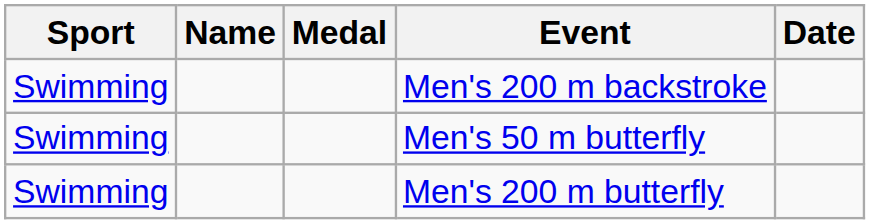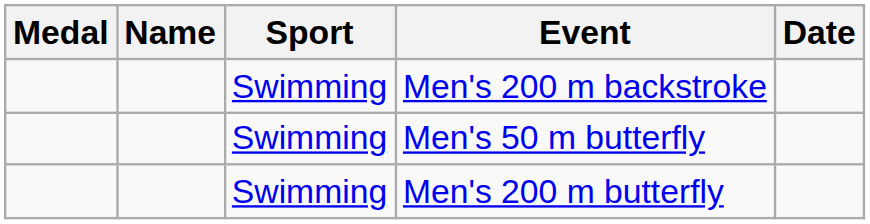columns swapped: (339, 32) <-> (91, 32)
